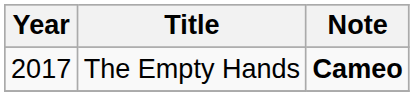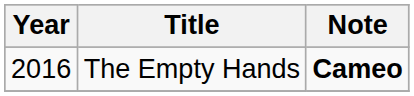(41, 68) 2017 -> (41, 68) 2016
